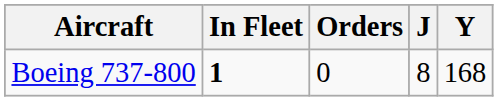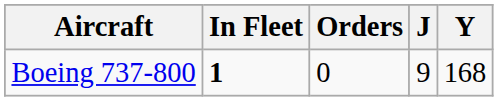(423, 72) 8 -> (423, 72) 9
